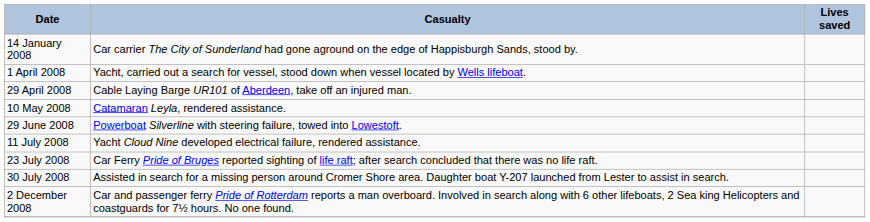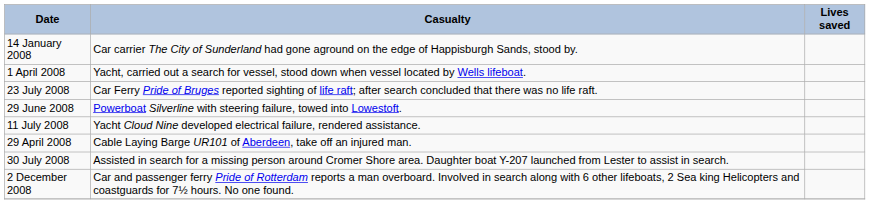rows swapped: (39, 90) <-> (38, 160)
- row: (39, 108)
